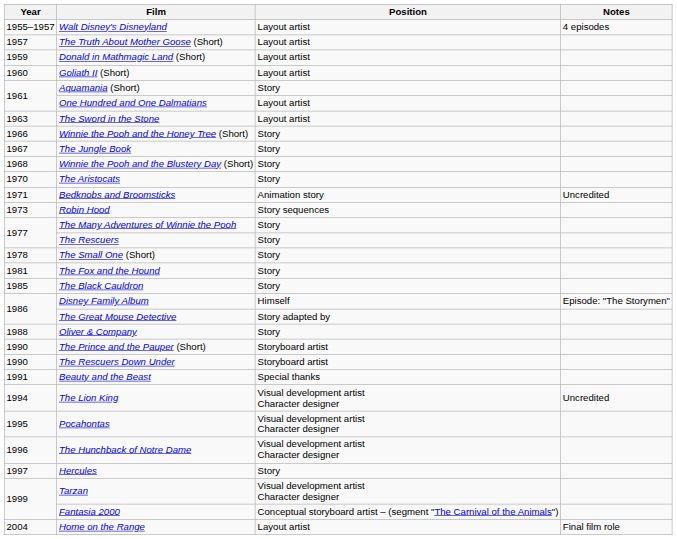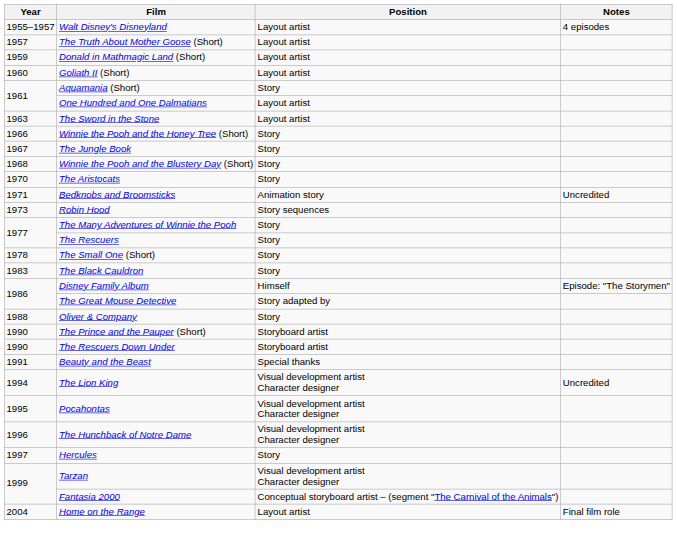- row: (109, 270)
(17, 286) 1985 -> (17, 270) 1983
